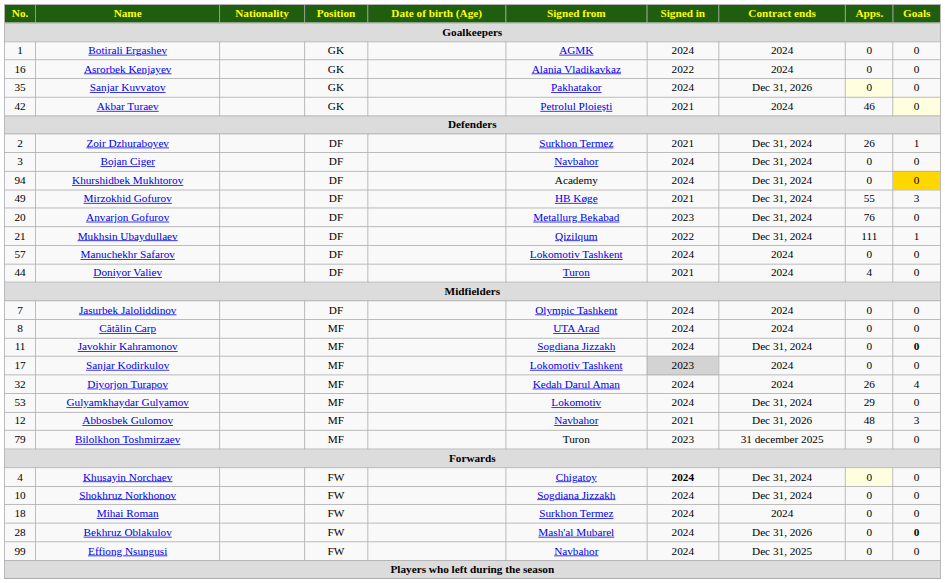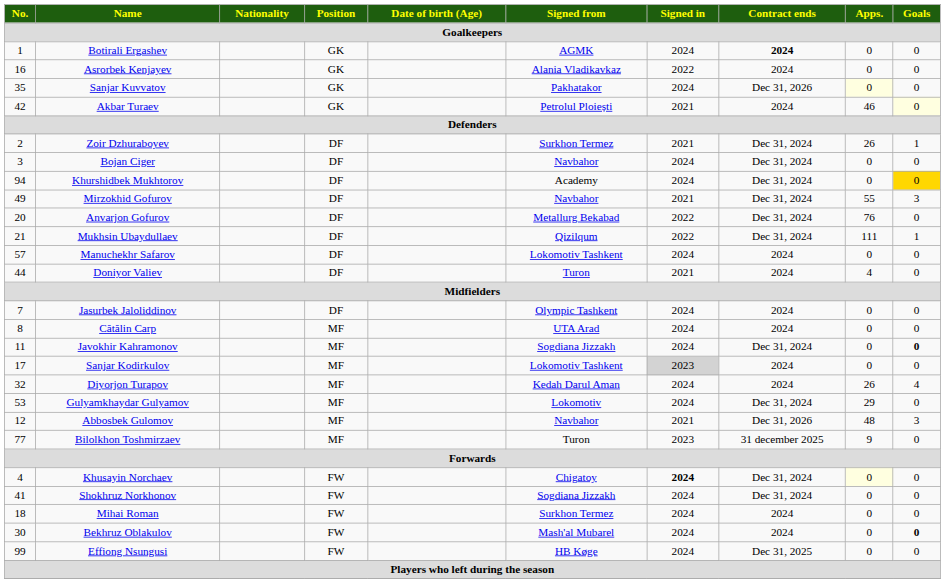(782, 51) normal -> (782, 51) bold
(576, 199) HB Køge -> (576, 199) Navbahor
(683, 217) 2023 -> (683, 217) 2022
(20, 440) 79 -> (20, 440) 77
(20, 495) 10 -> (20, 495) 41
(20, 532) 28 -> (20, 532) 30
(782, 532) Dec 31, 2026 -> (782, 532) 2024
(576, 551) Navbahor -> (576, 551) HB Køge
